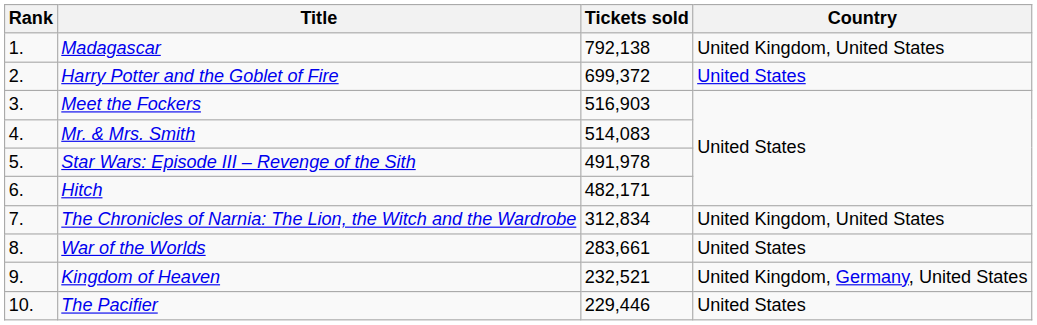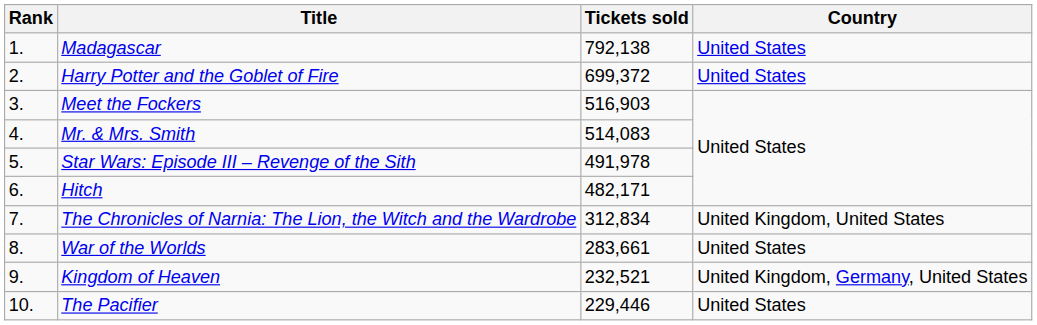(821, 47) United Kingdom, United States -> (751, 47) United States
